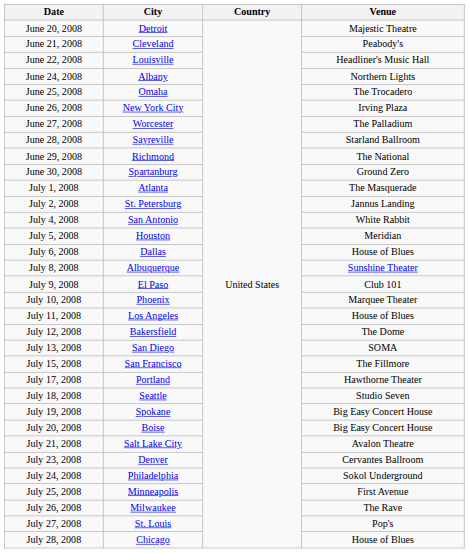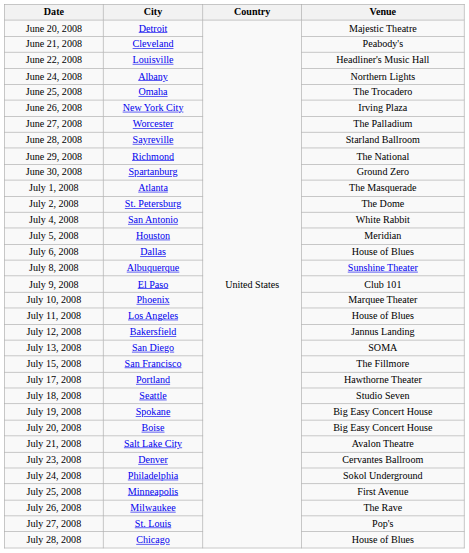(383, 204) Jannus Landing -> (383, 204) The Dome
(383, 332) The Dome -> (383, 332) Jannus Landing
